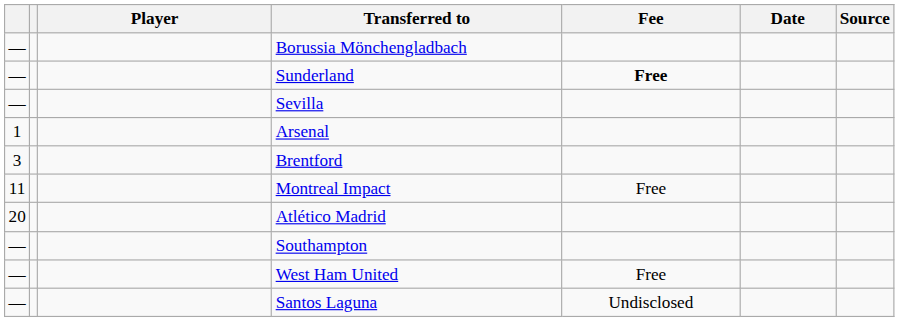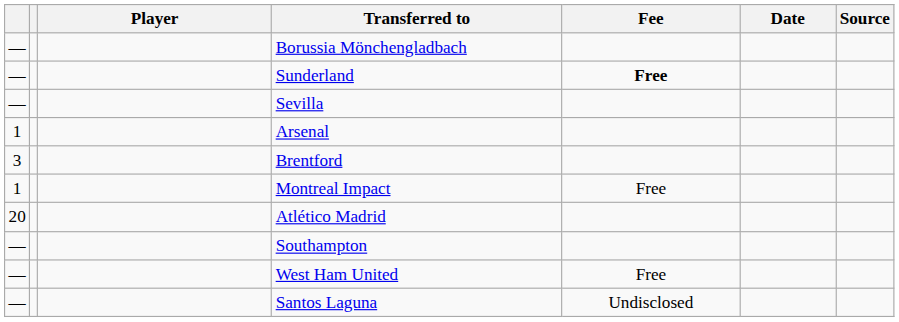(17, 188) 11 -> (17, 188) 1
